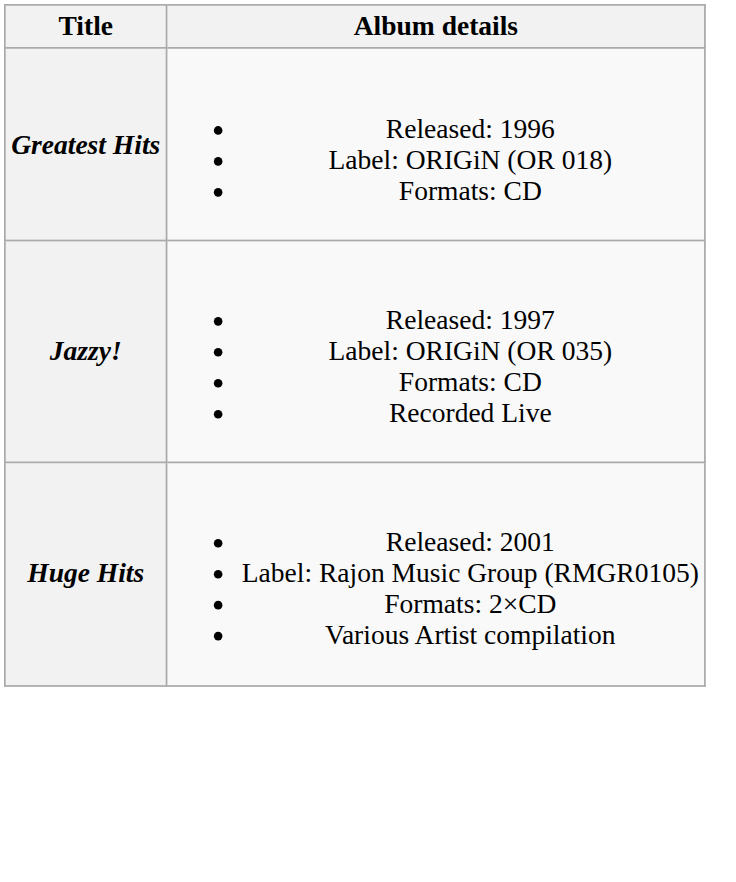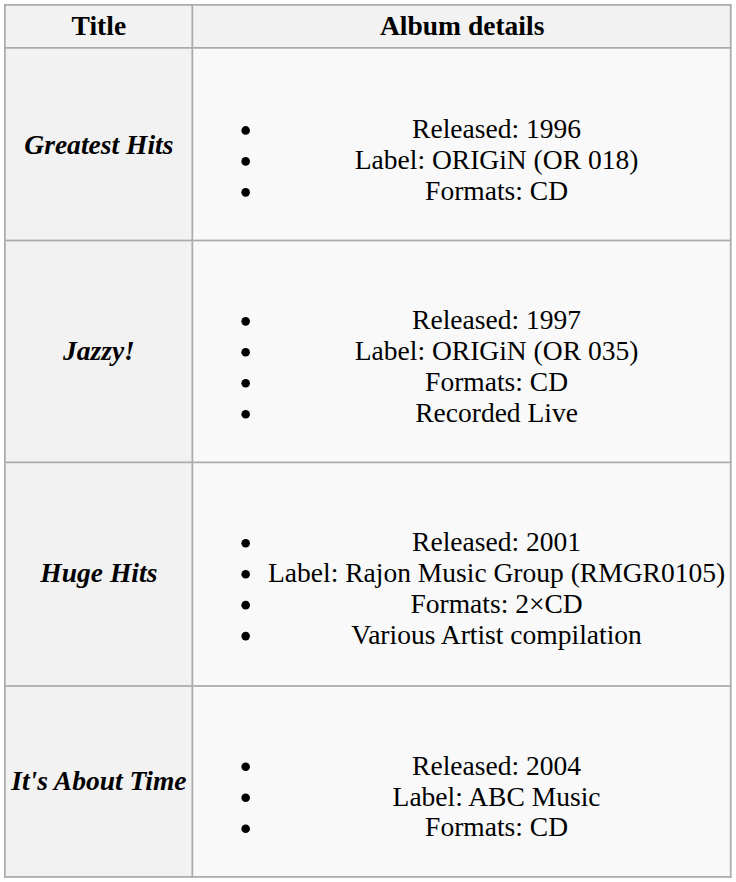+ row: (99, 780)
